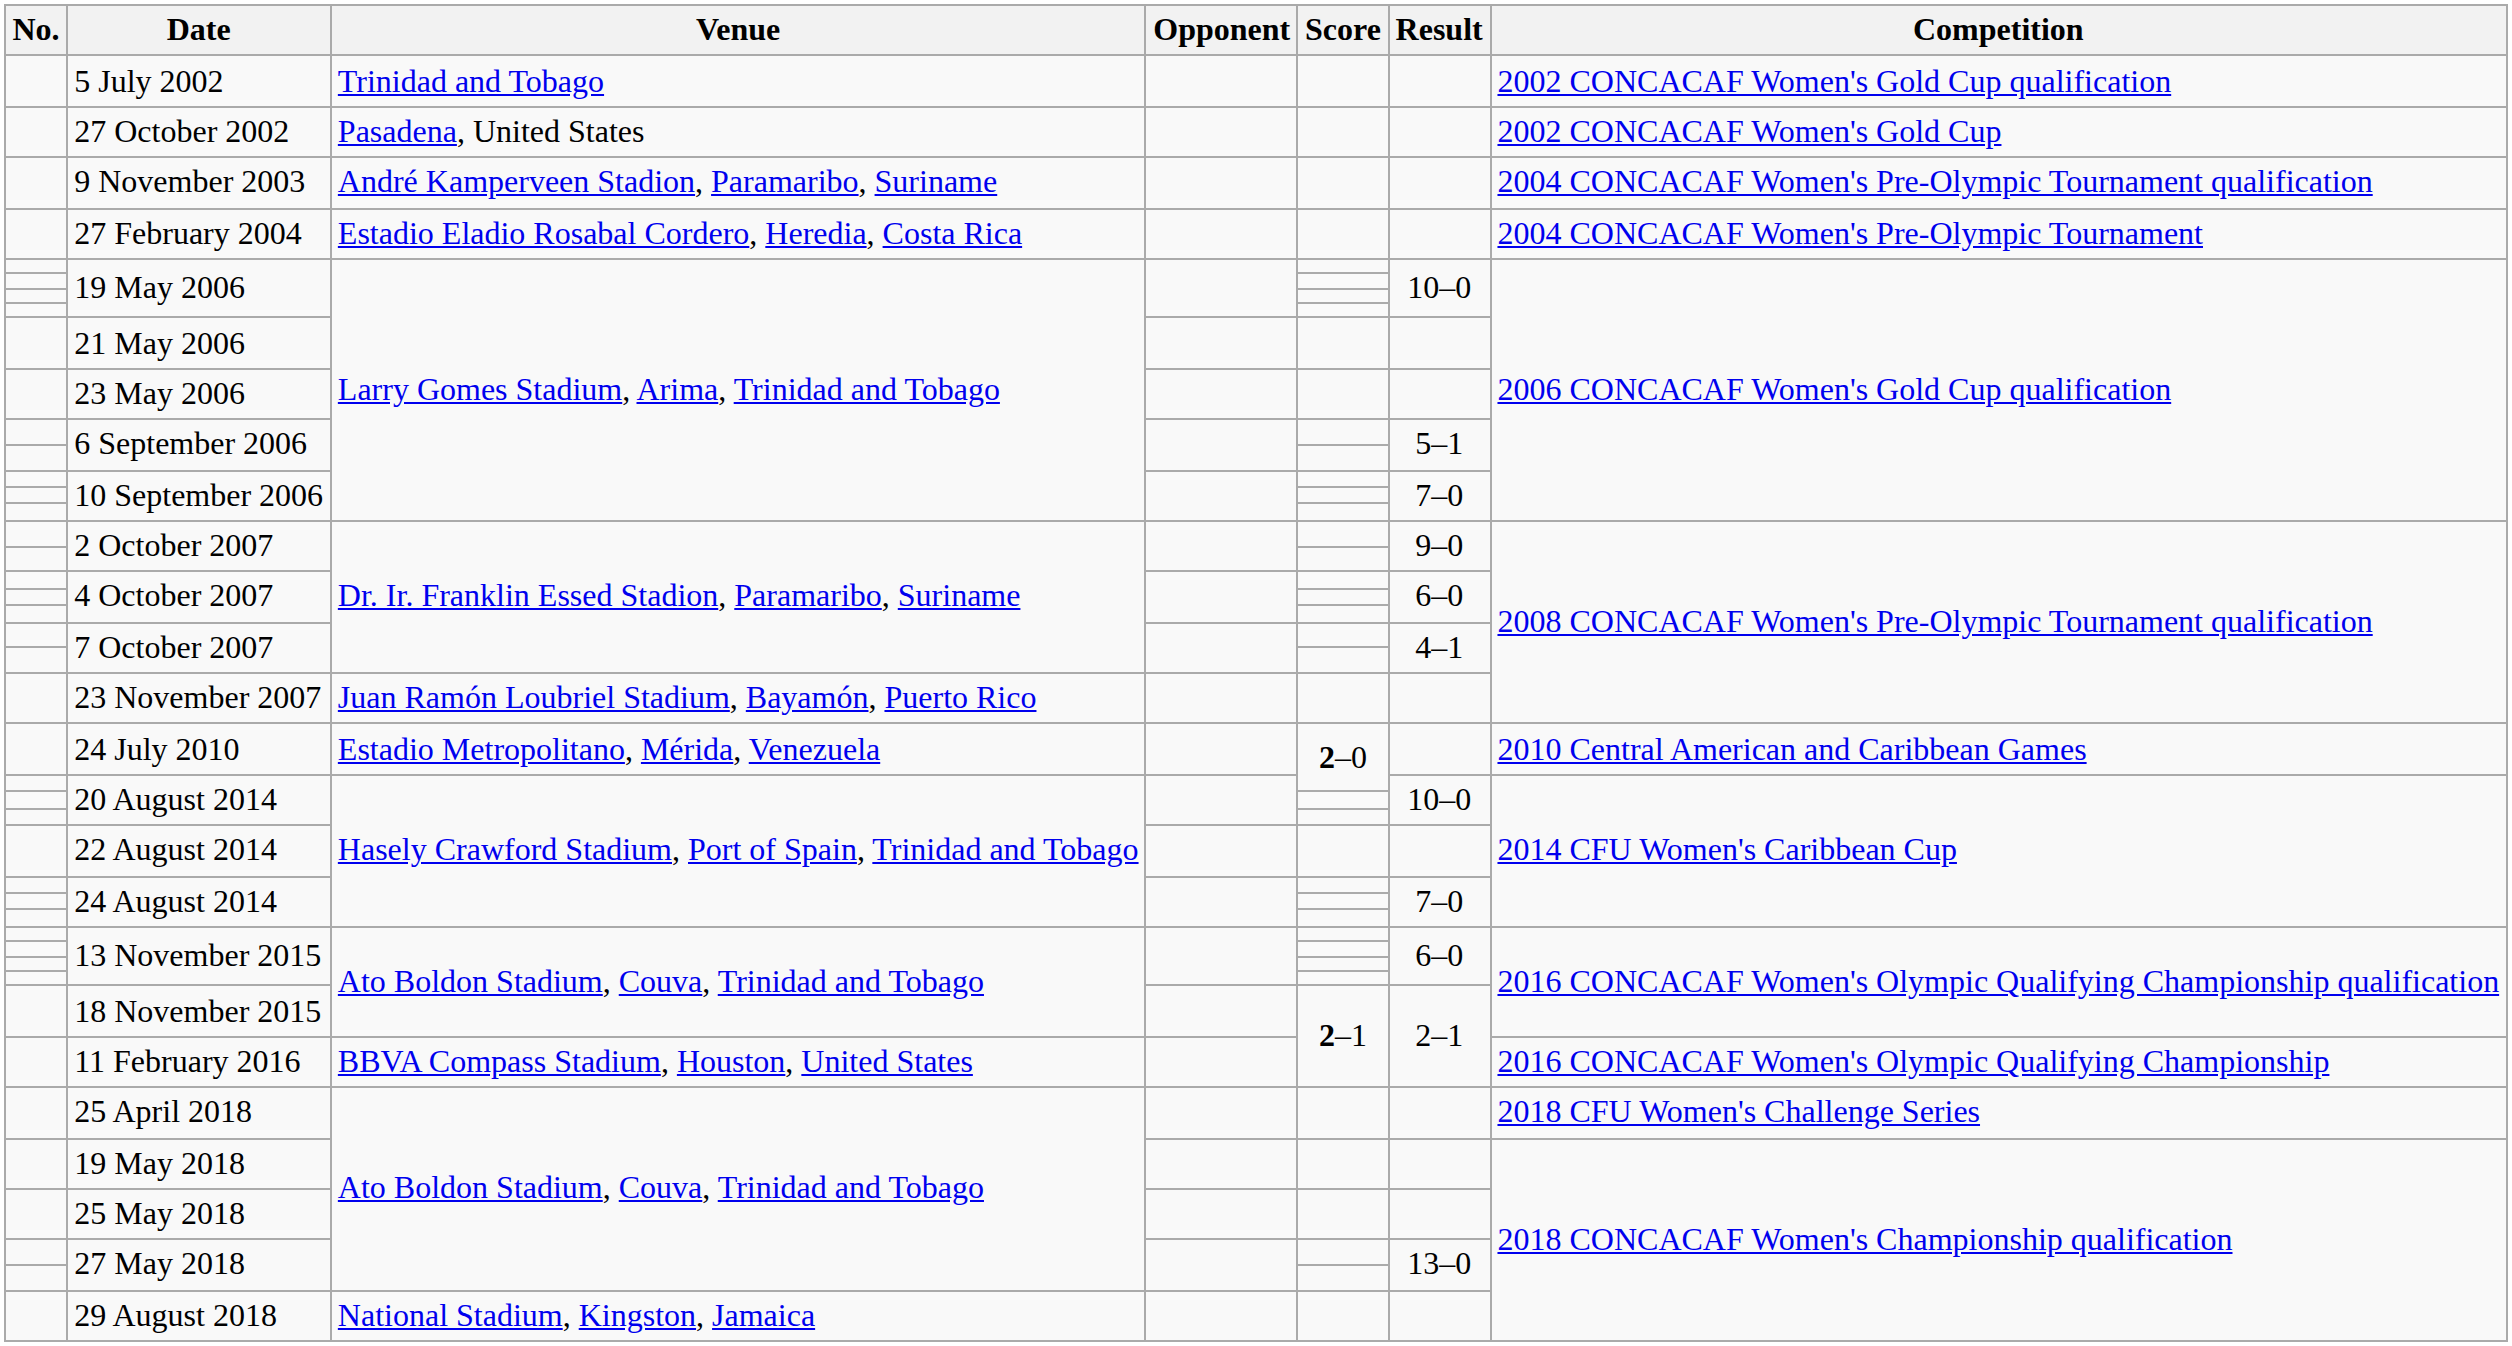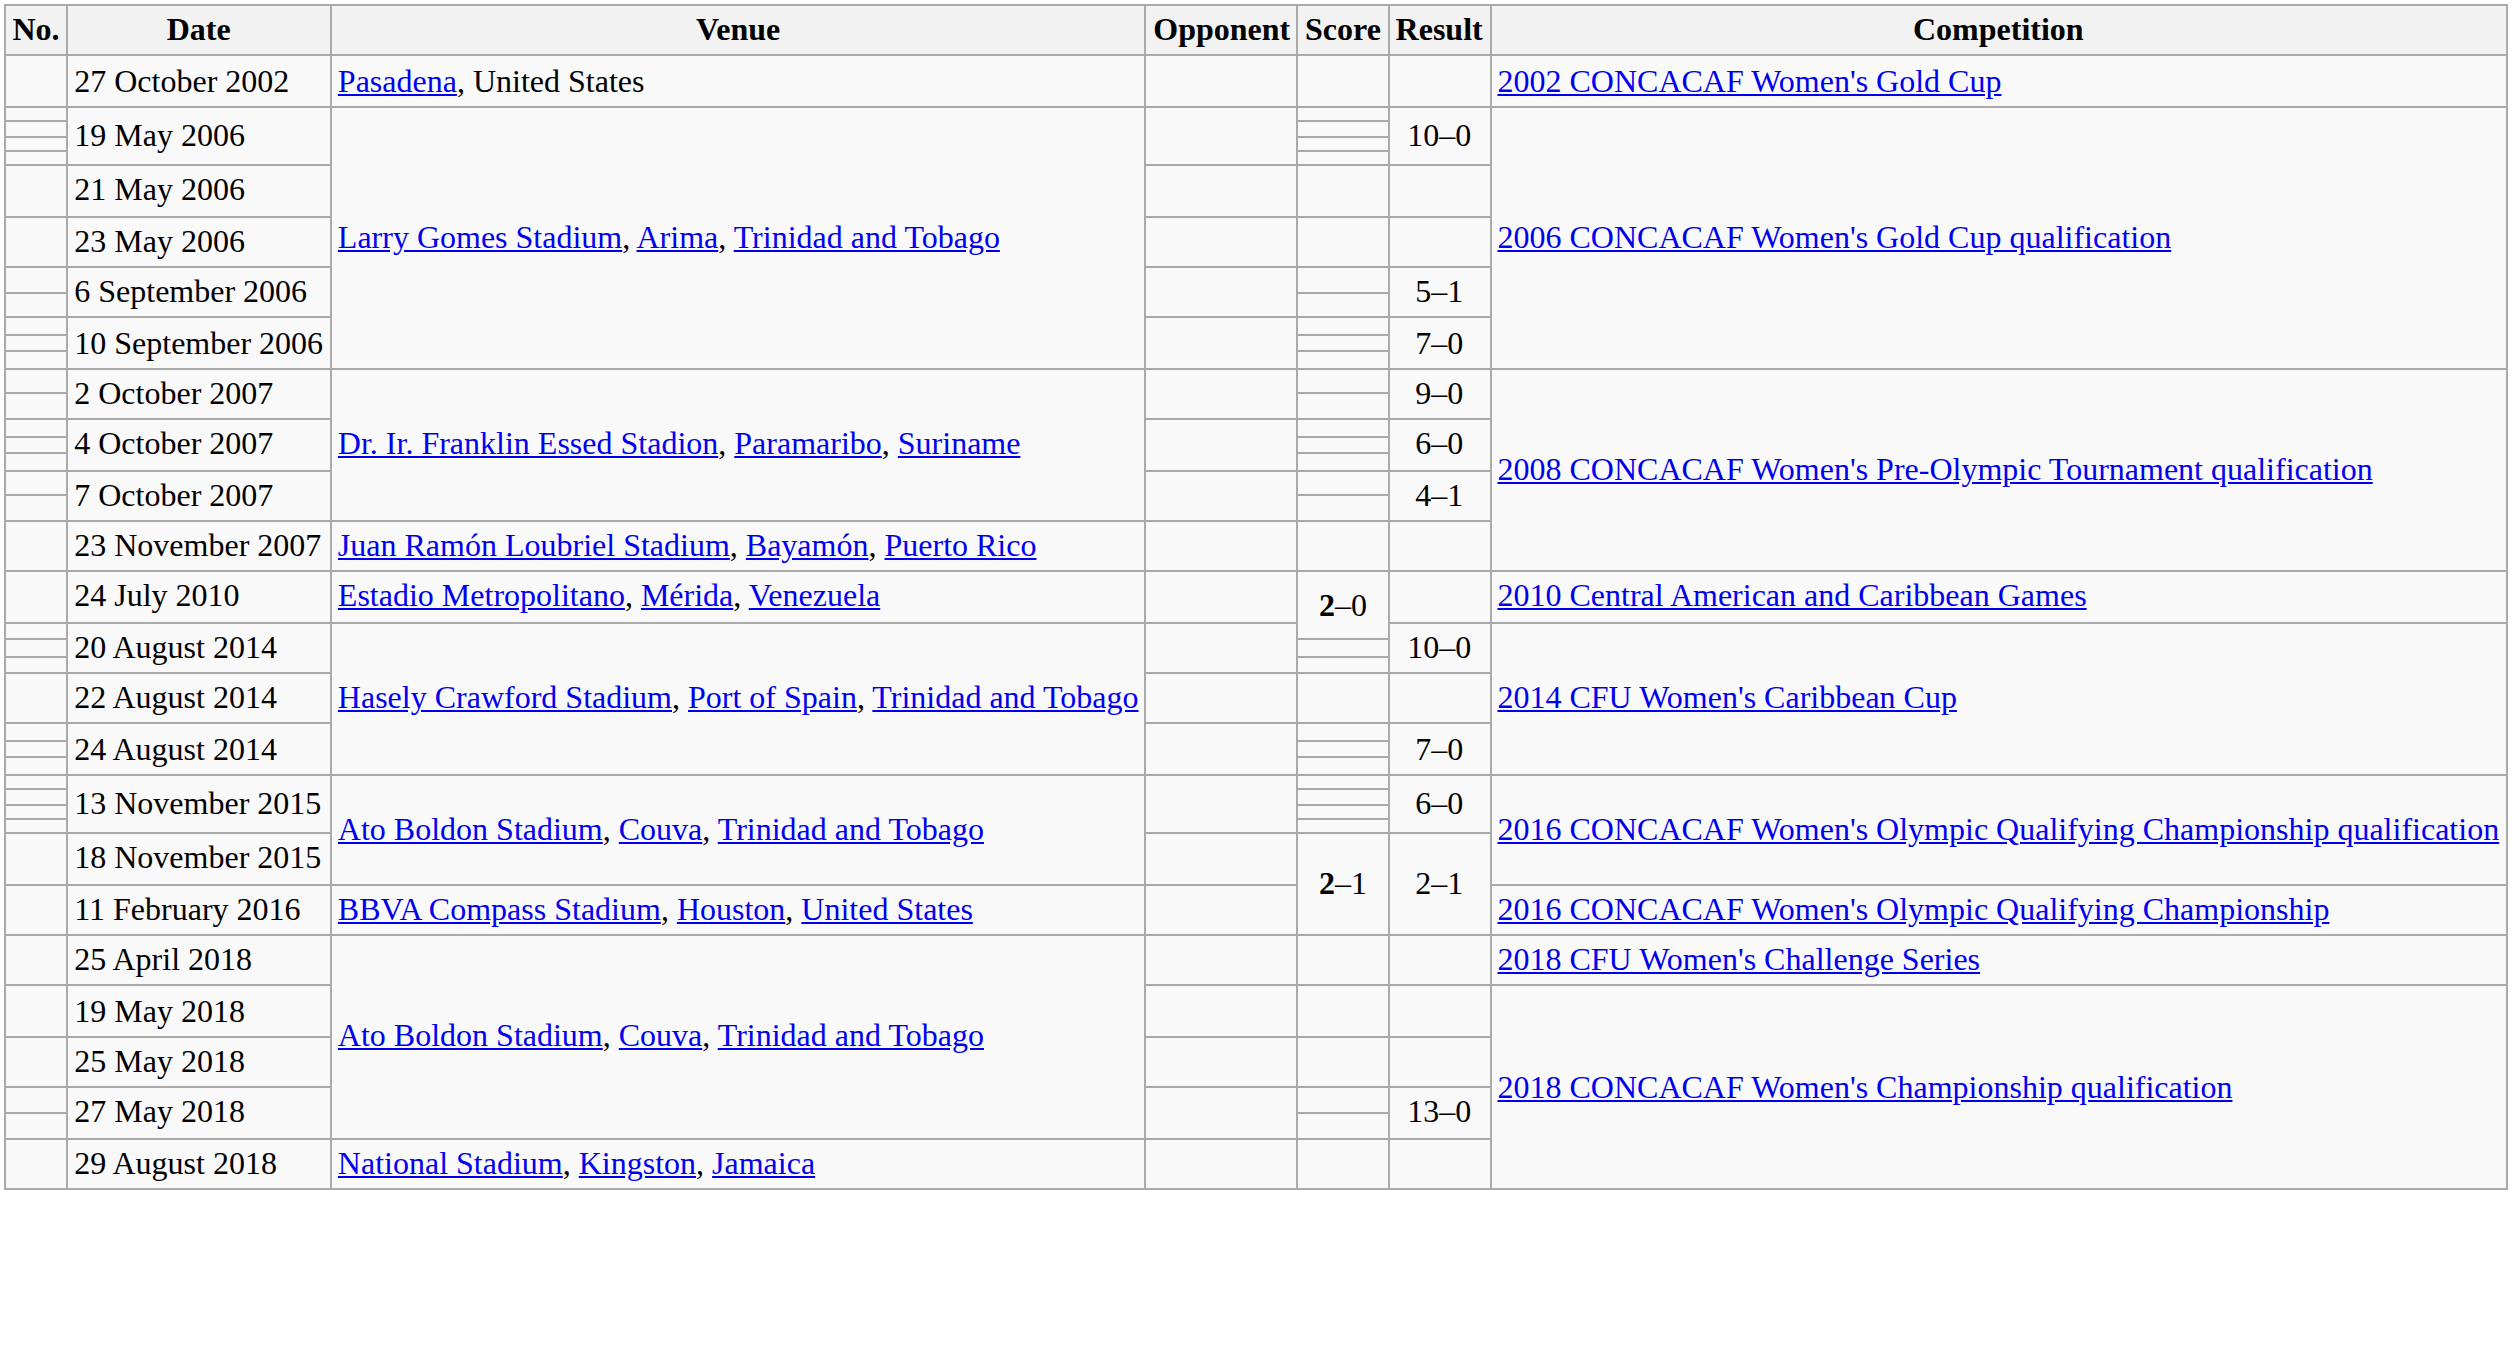- row: (149, 80)
- row: (190, 182)
- row: (188, 232)
